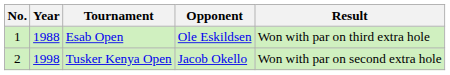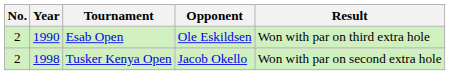(17, 37) 1 -> (17, 37) 2
(46, 37) 1988 -> (46, 37) 1990
